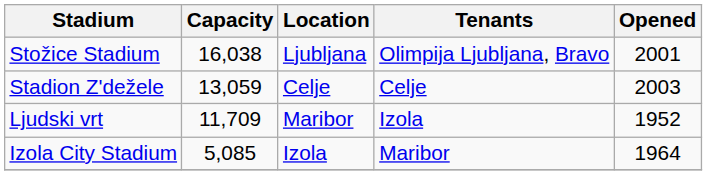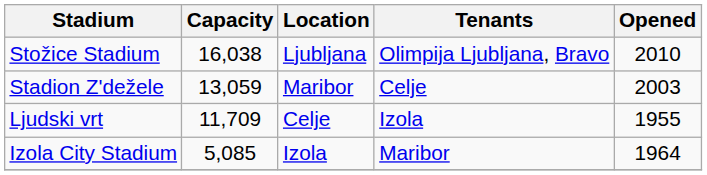(658, 53) 2001 -> (658, 53) 2010
(307, 86) Celje -> (318, 86) Maribor
(318, 119) Maribor -> (307, 119) Celje
(658, 119) 1952 -> (658, 119) 1955
